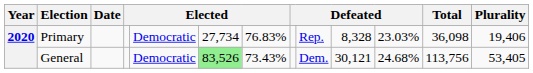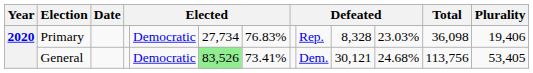(266, 57) 73.43% -> (266, 57) 73.41%
